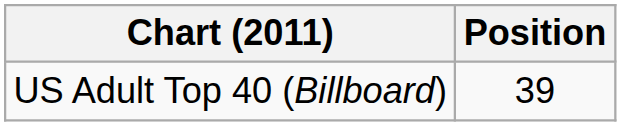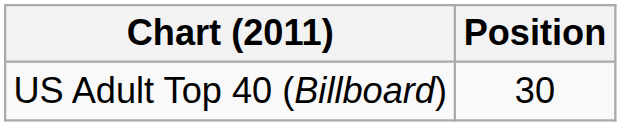(535, 90) 39 -> (535, 90) 30
